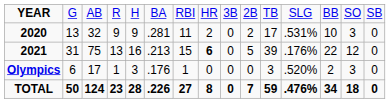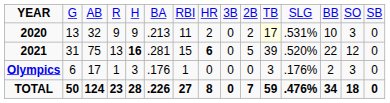(158, 32) .281 -> (158, 32) .213
(271, 32) no background -> (271, 32) lightyellow background
(135, 51) normal -> (135, 51) bold
(158, 51) .213 -> (158, 51) .281
(300, 51) .176% -> (300, 51) .520%
(300, 70) .520% -> (300, 70) .176%
